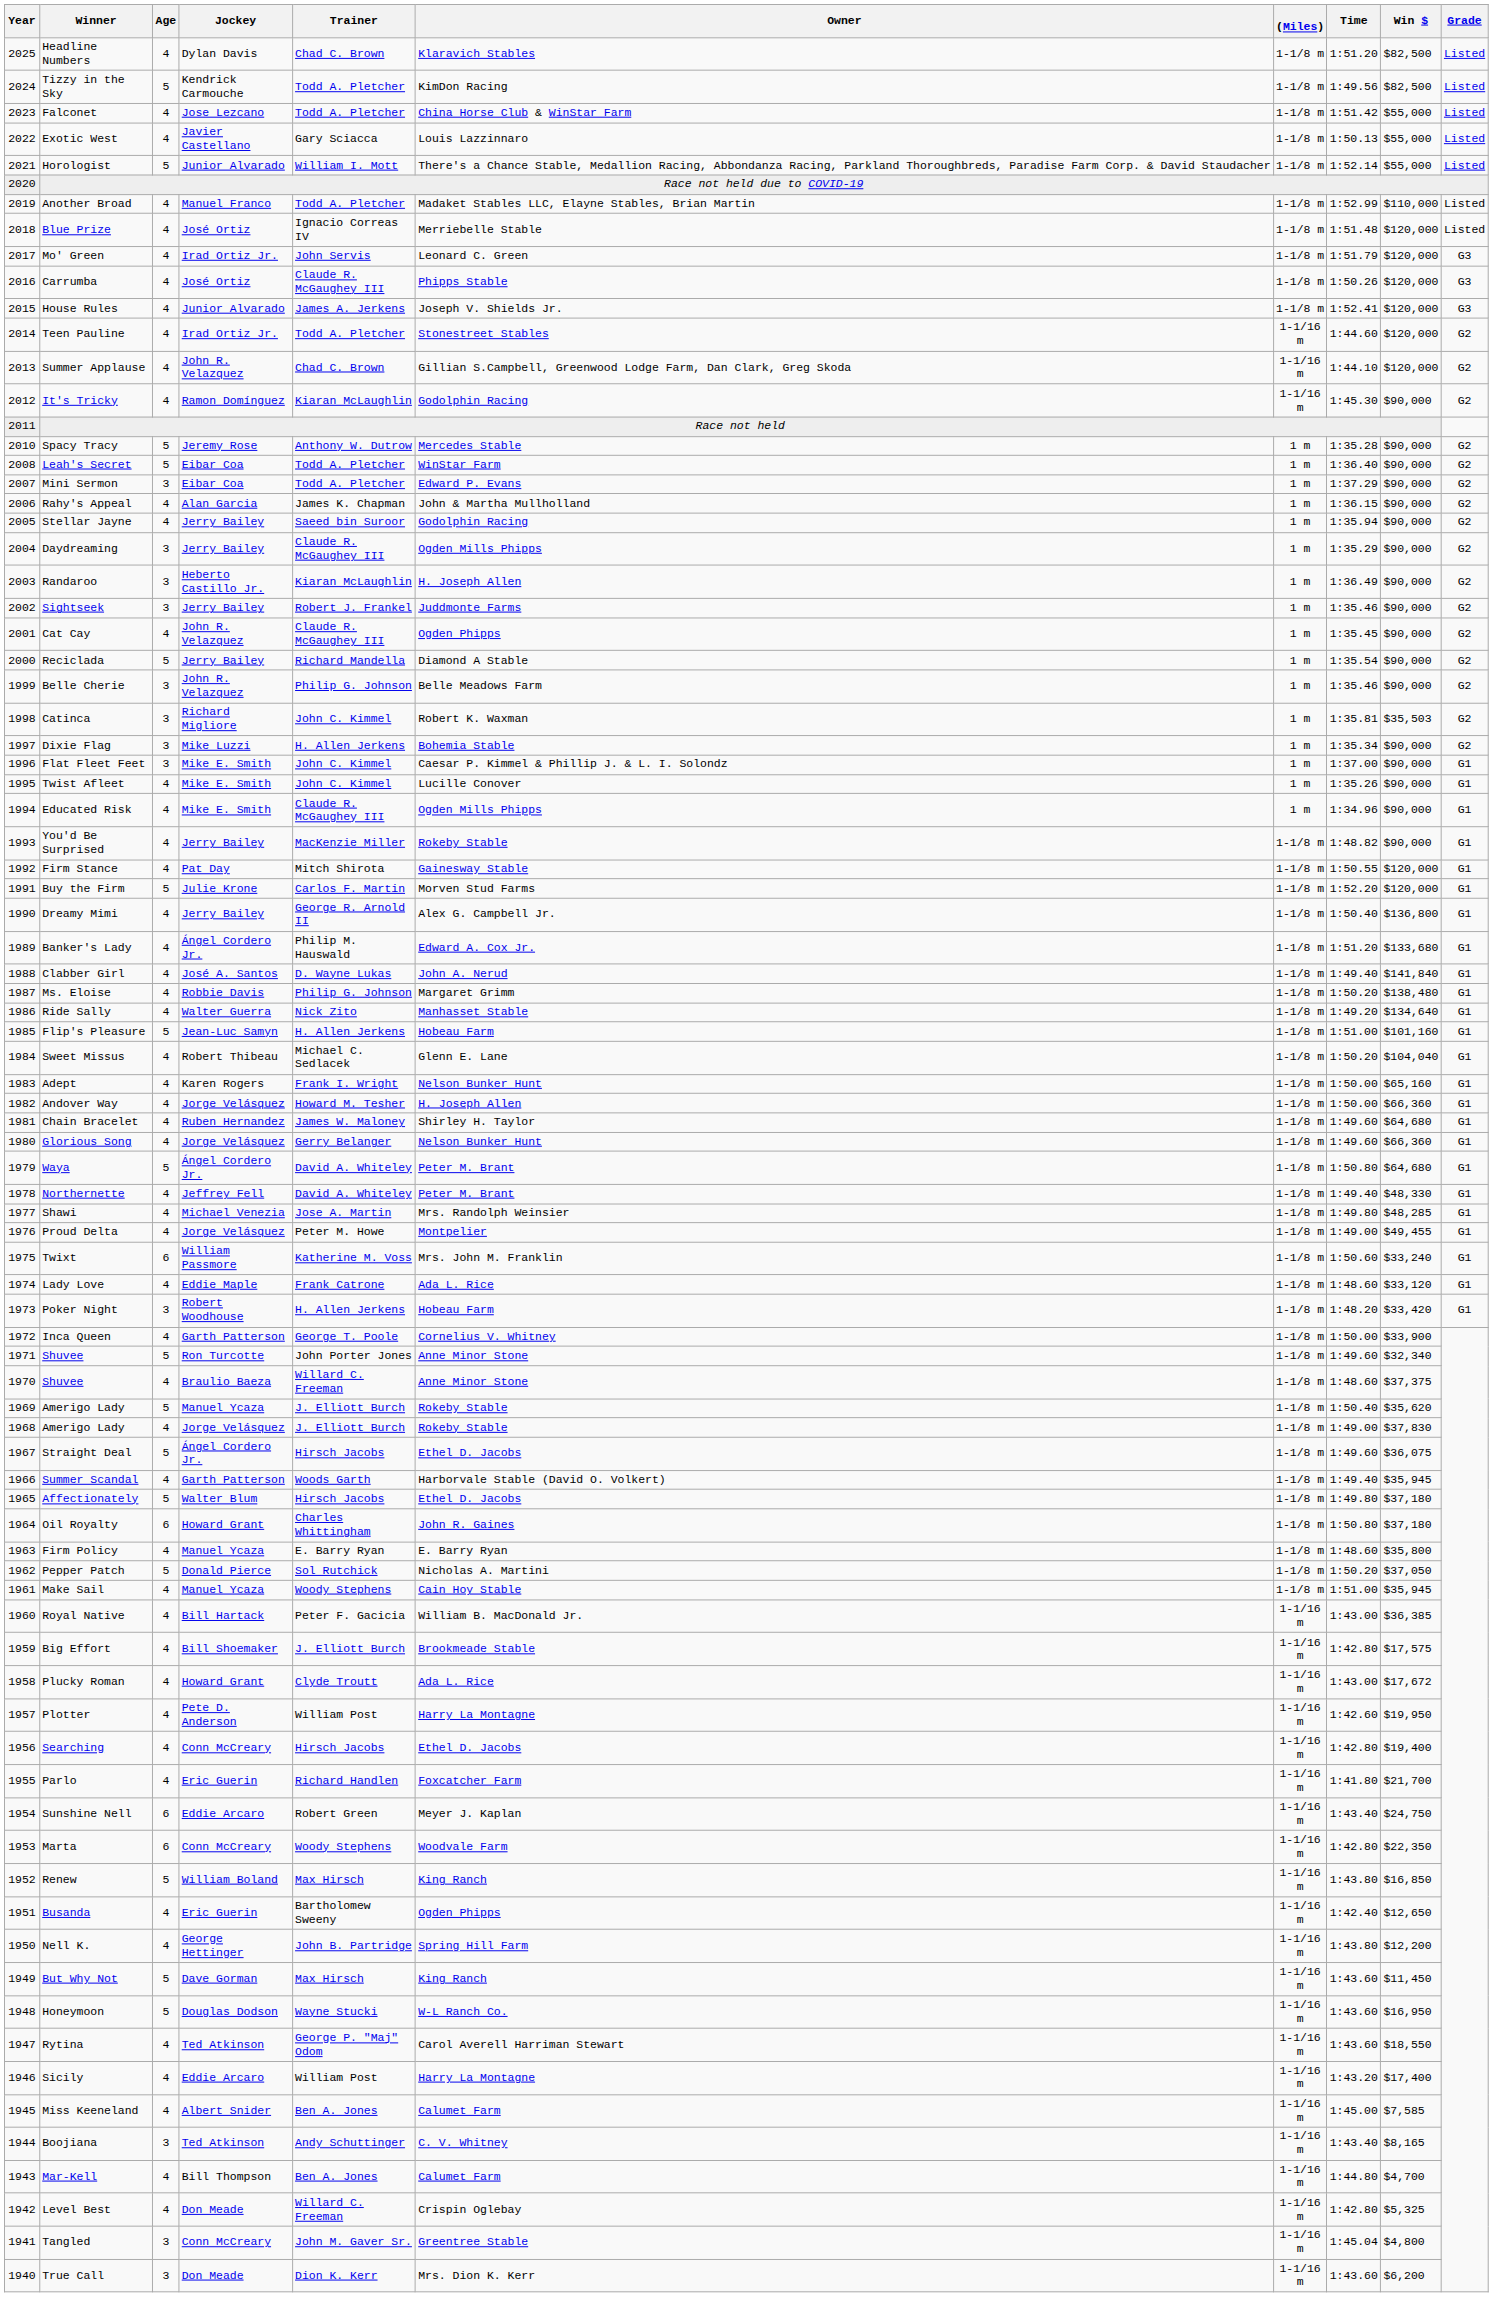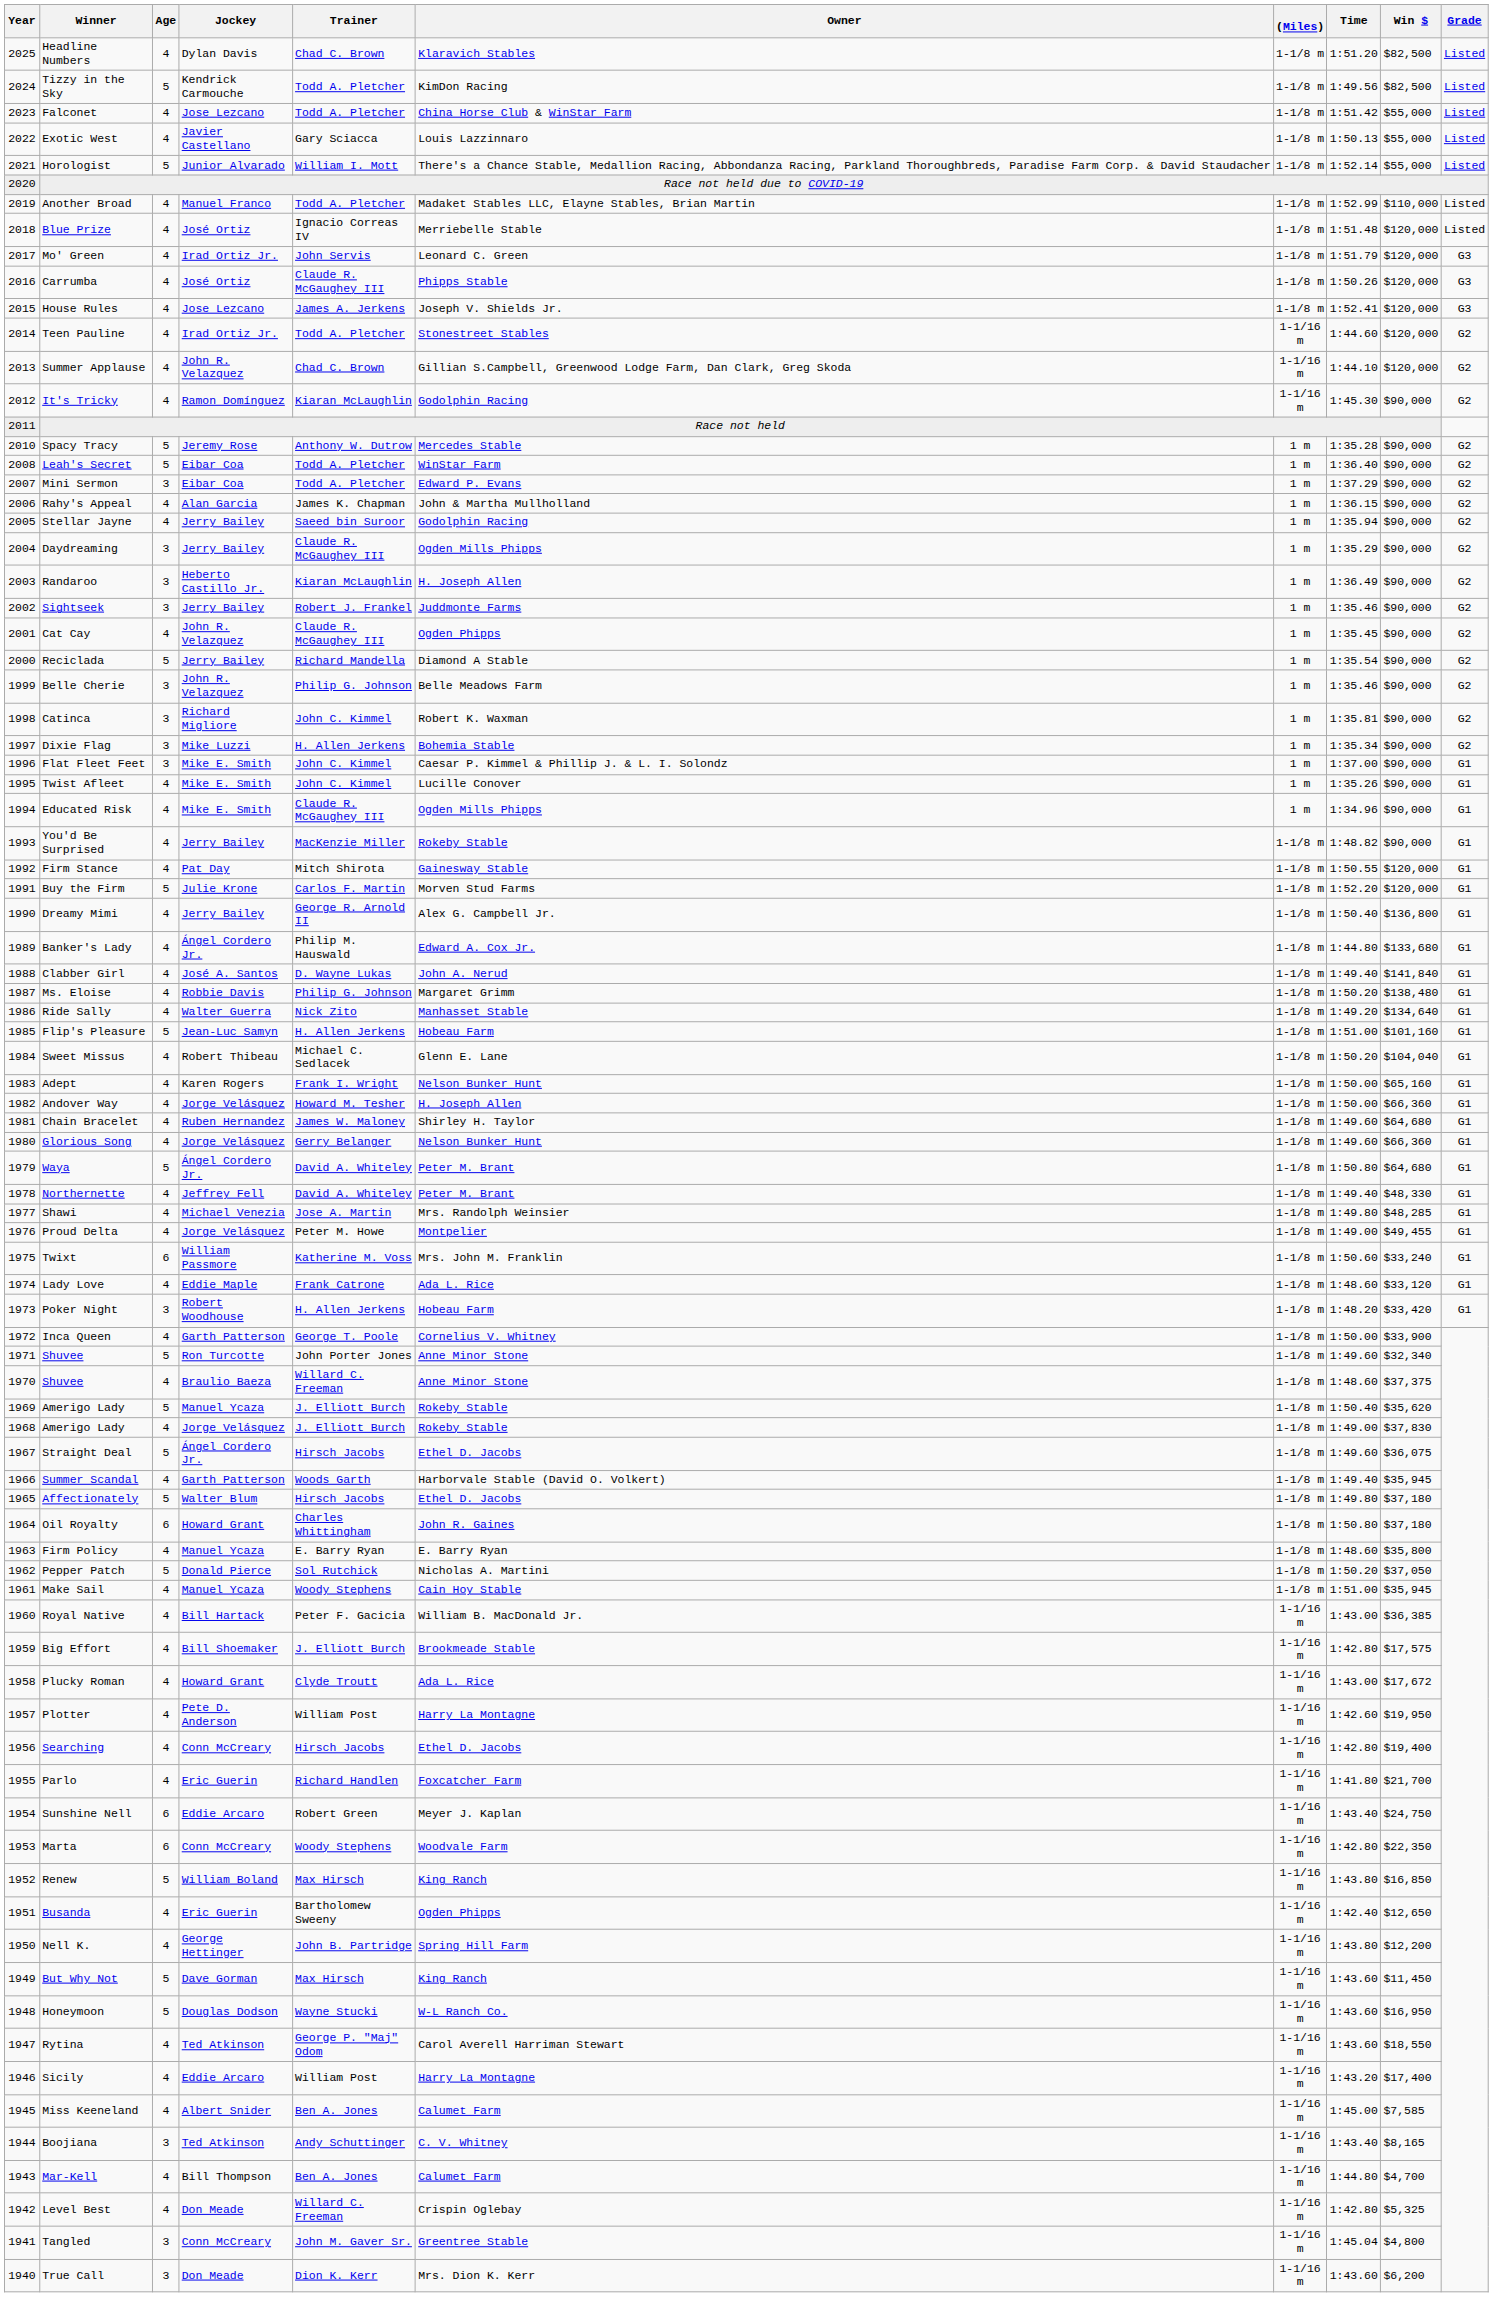(233, 308) Junior Alvarado -> (223, 308) Jose Lezcano
(1407, 719) $35,503 -> (1407, 719) $90,000
(1354, 947) 1:51.20 -> (1354, 947) 1:44.80
